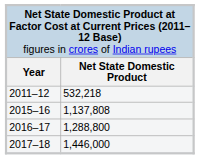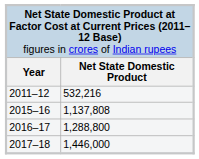(82, 94) 532,218 -> (82, 94) 532,216
